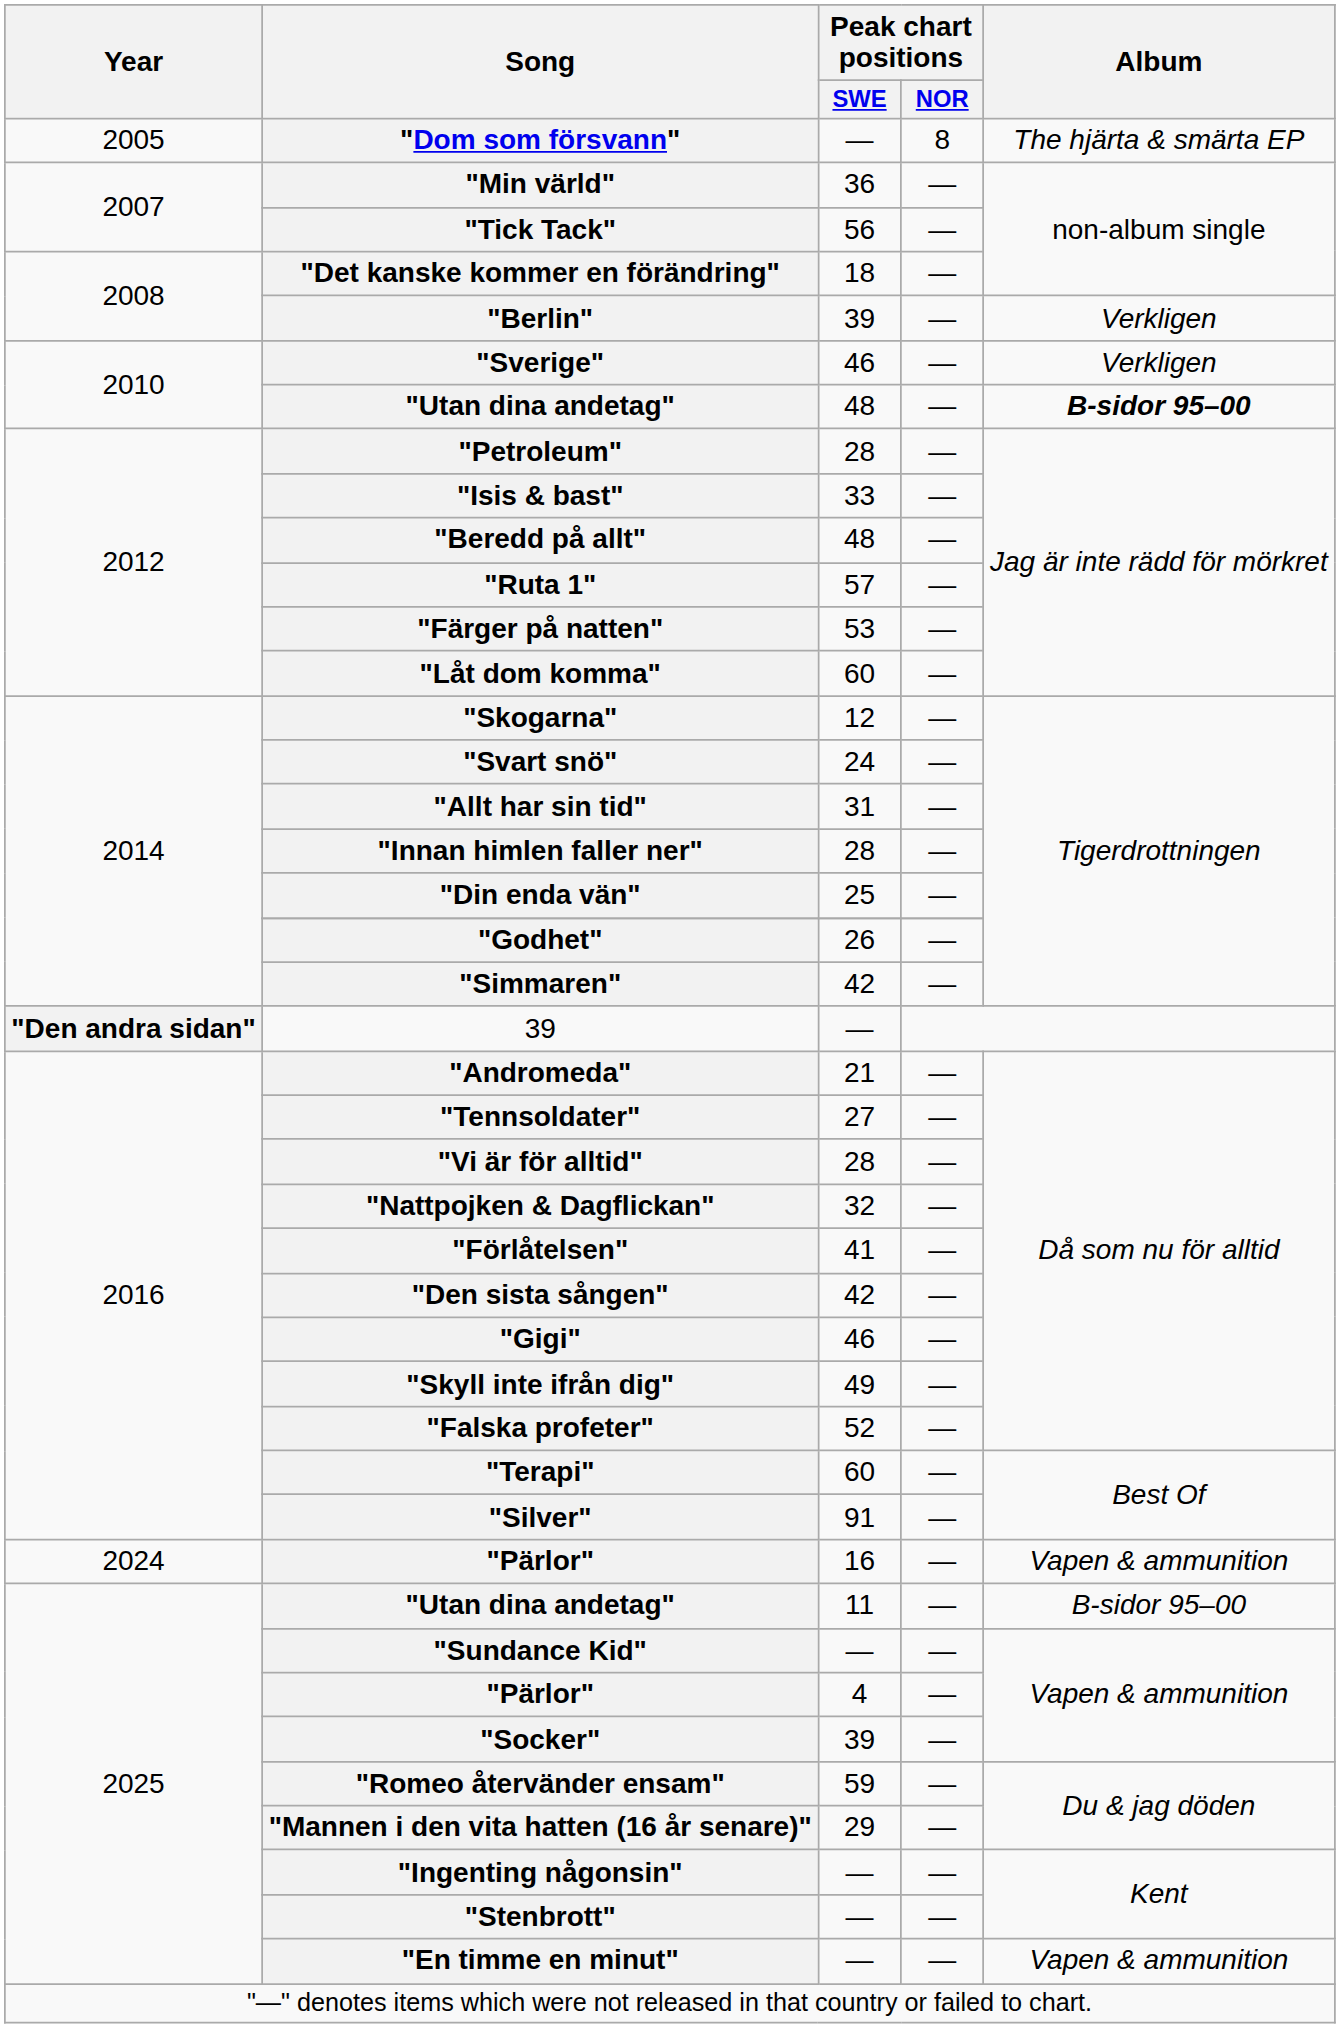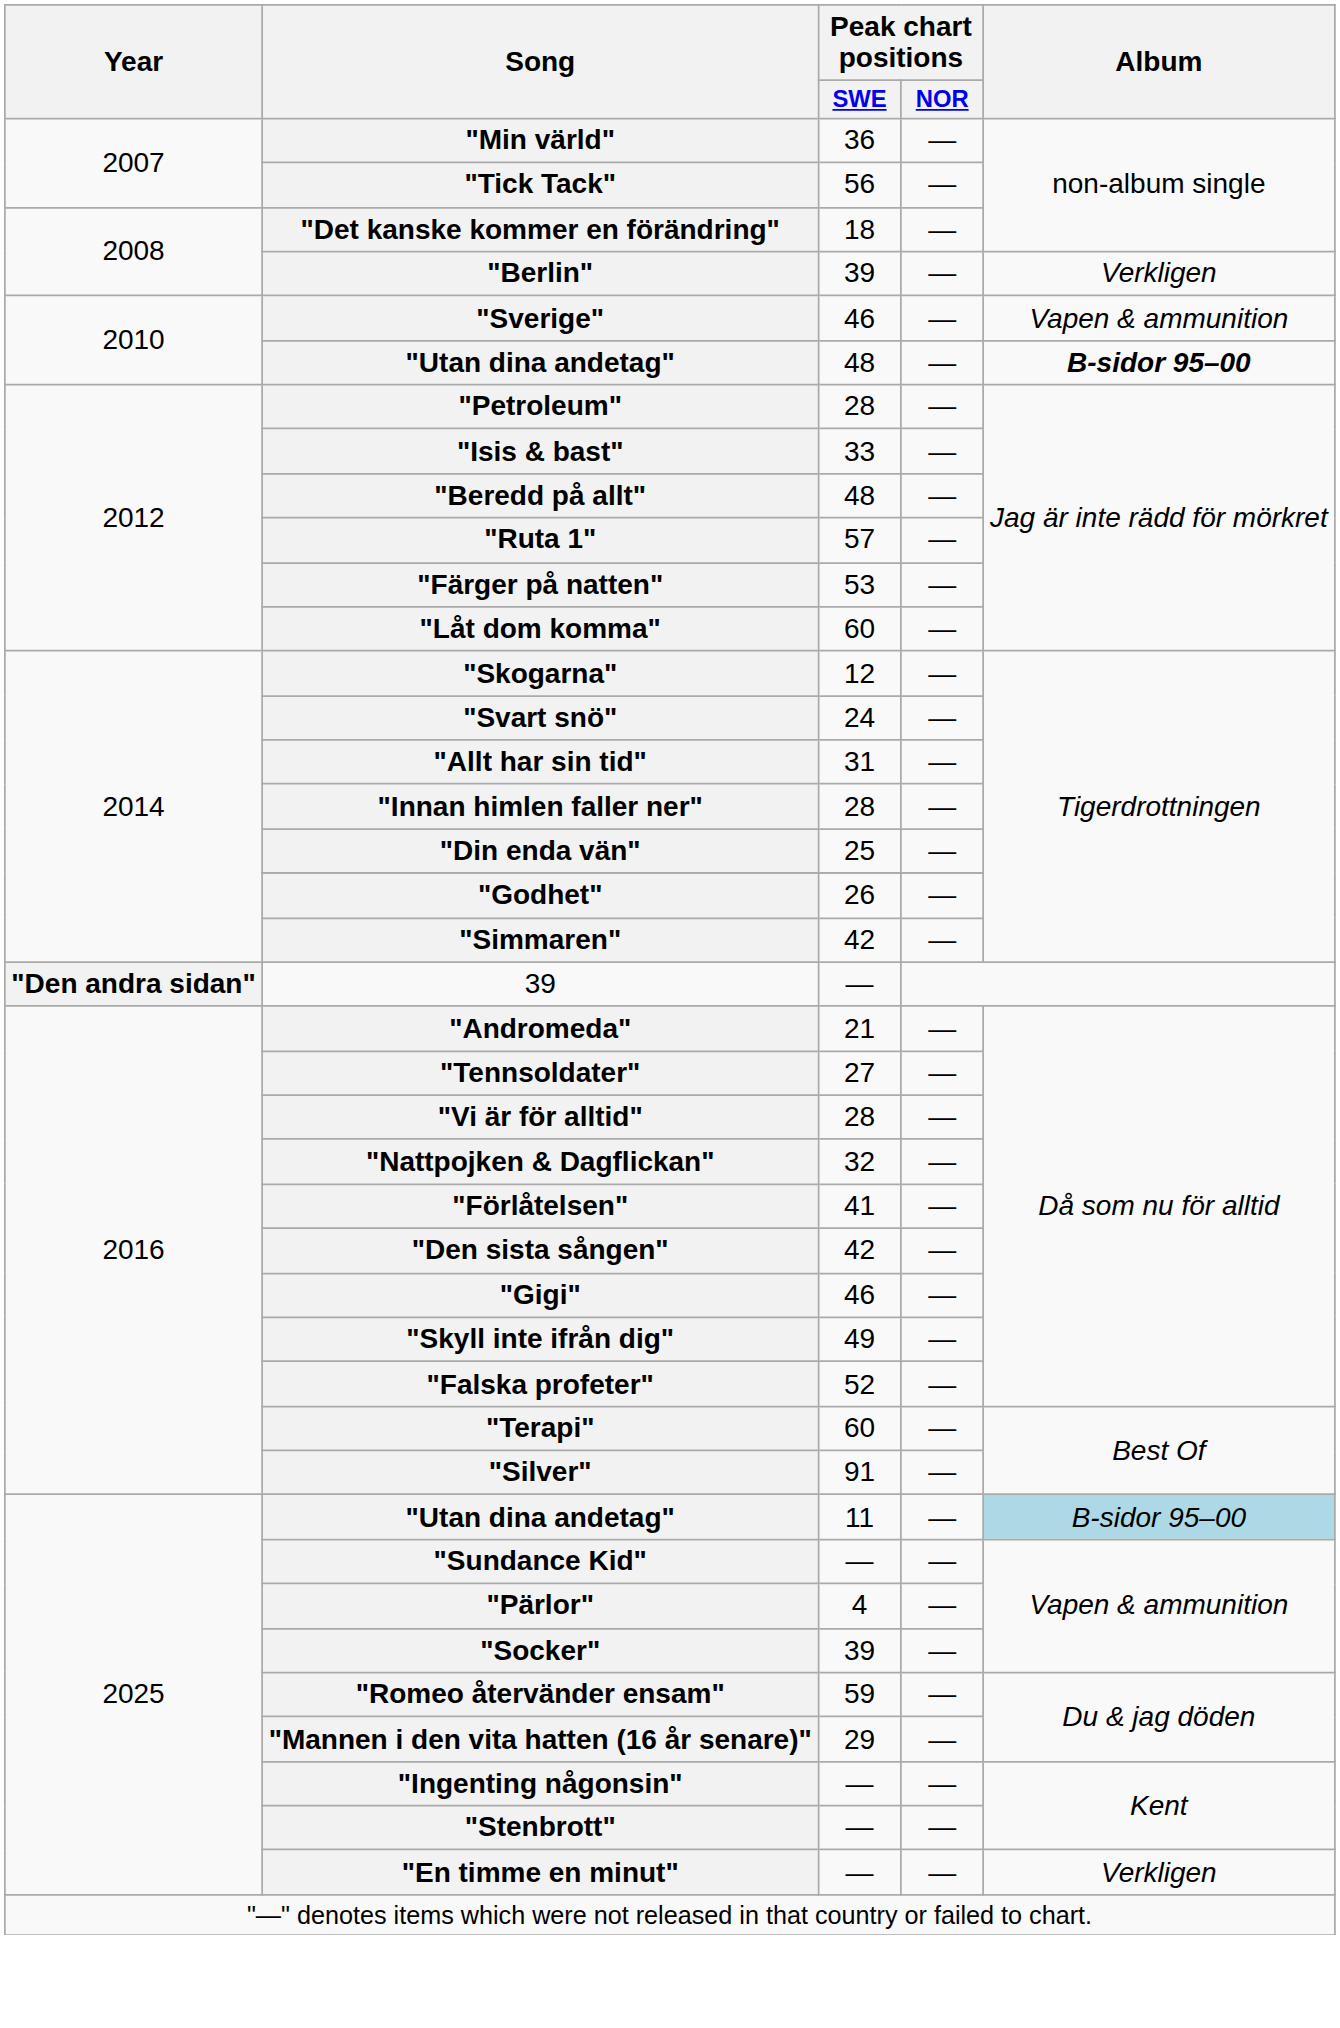- row: (540, 140)
(1159, 362) Verkligen -> (1159, 317) Vapen & ammunition
- row: (540, 1561)
(1159, 1605) no background -> (1159, 1516) lightblue background
(1159, 1960) Vapen & ammunition -> (1159, 1871) Verkligen
